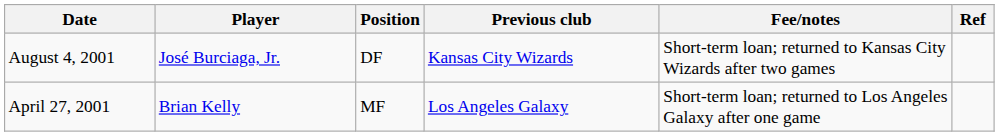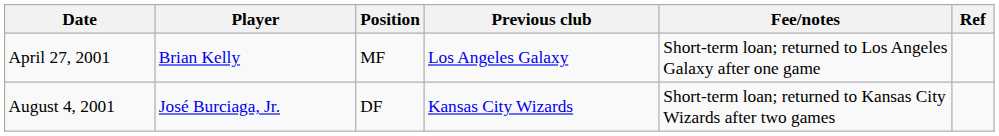rows swapped: (59, 106) <-> (62, 57)
